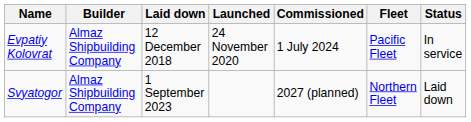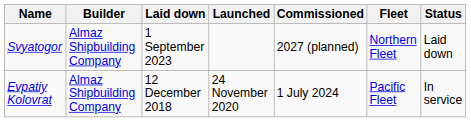rows swapped: (29, 47) <-> (35, 93)
